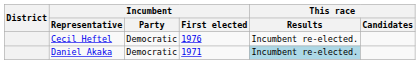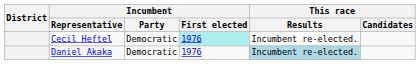(191, 39) no background -> (191, 39) paleturquoise background
(191, 53) 1971 -> (191, 53) 1976
